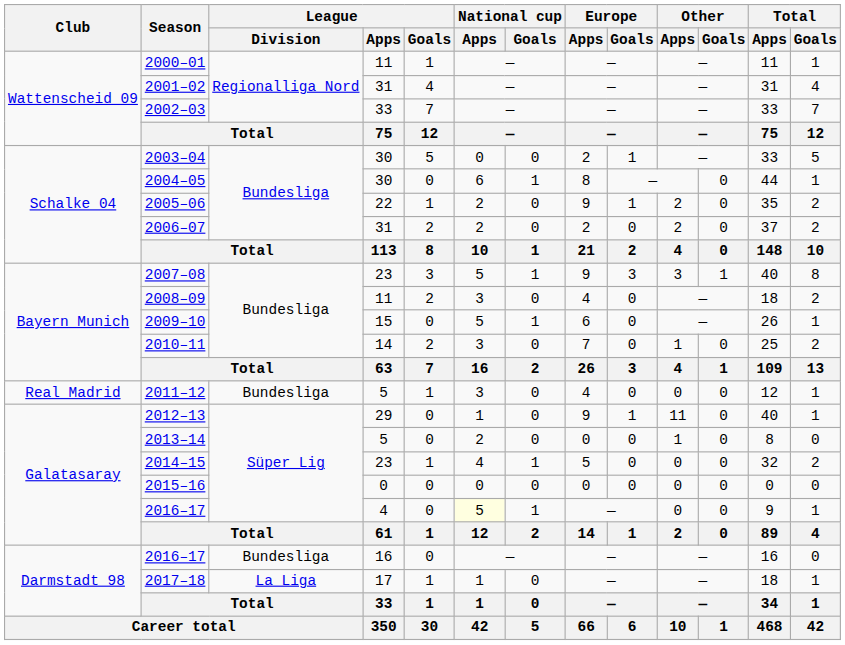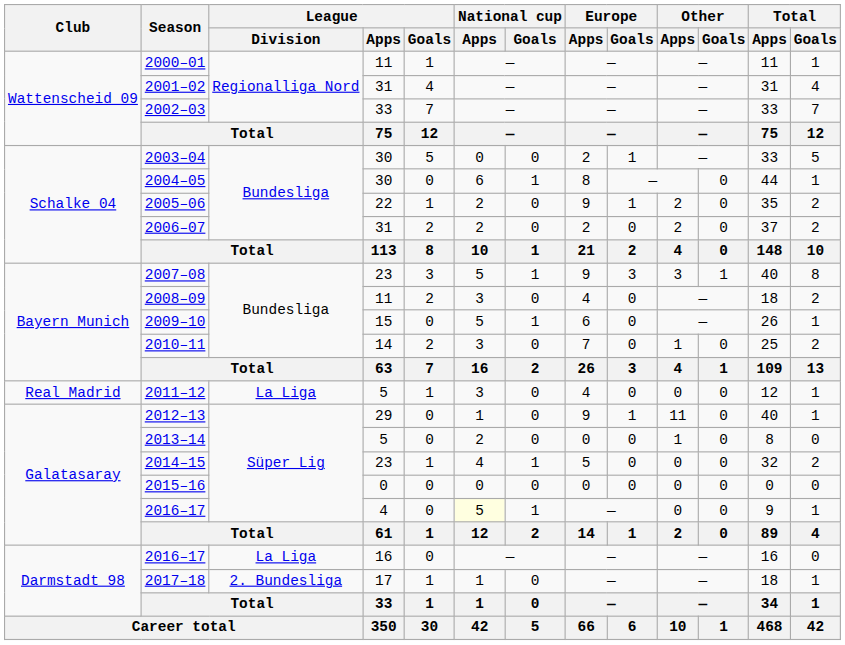(286, 393) Bundesliga -> (286, 393) La Liga
(286, 557) Bundesliga -> (286, 557) La Liga
(286, 581) La Liga -> (286, 581) 2. Bundesliga
